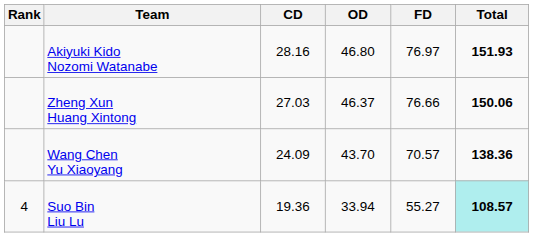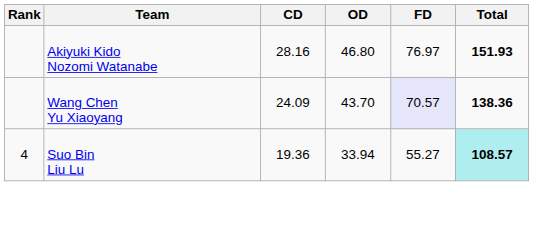- row: (92, 110)
(423, 154) no background -> (423, 103) lavender background
